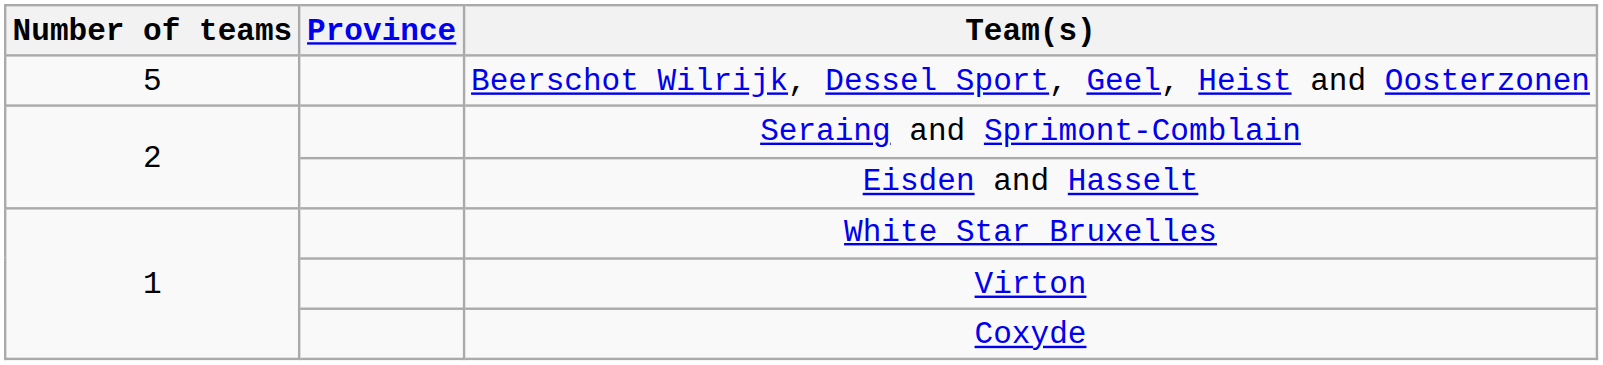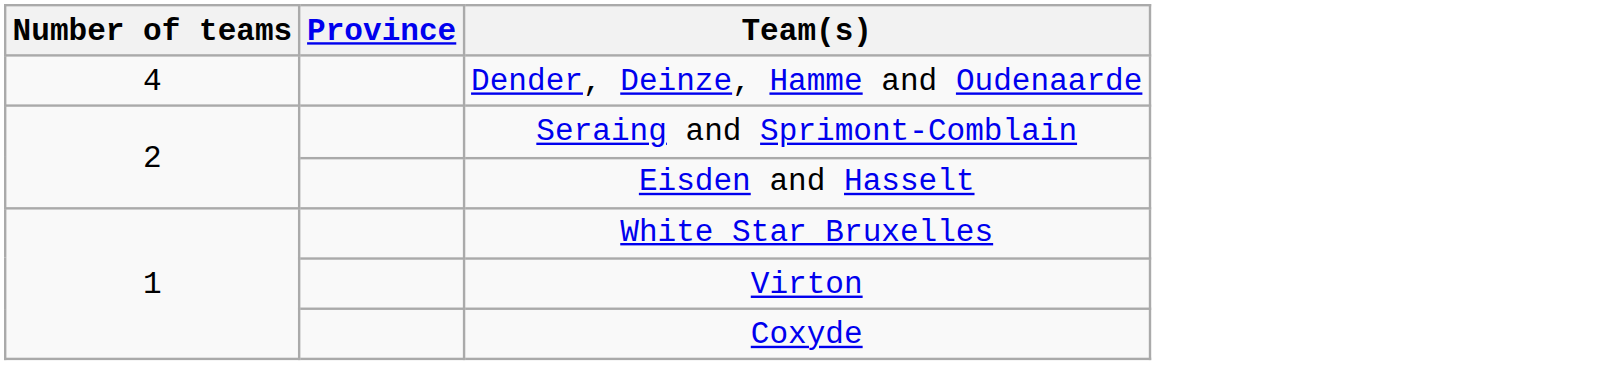- row: (1031, 81)
+ row: (807, 81)
